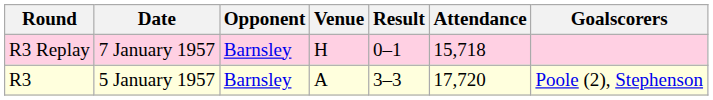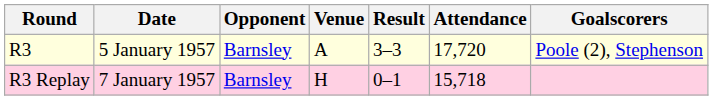rows swapped: (20, 79) <-> (49, 49)
